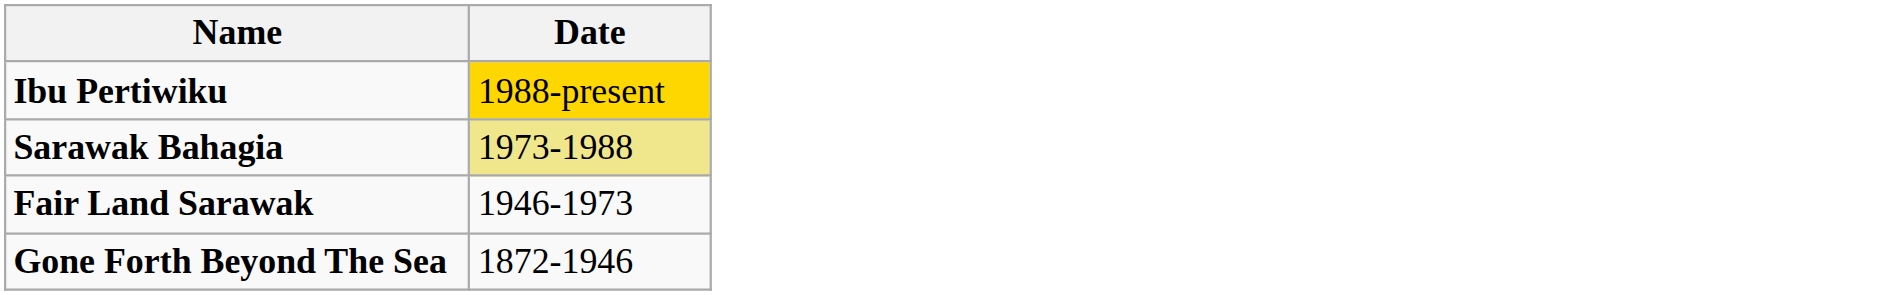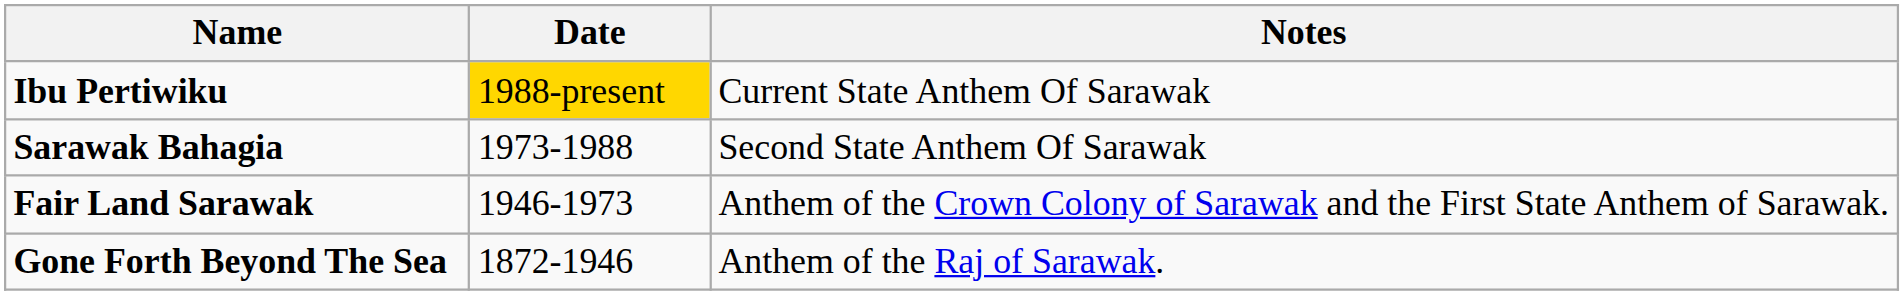+ column: (1304, 32)
(556, 146) khaki background -> (556, 146) no background
